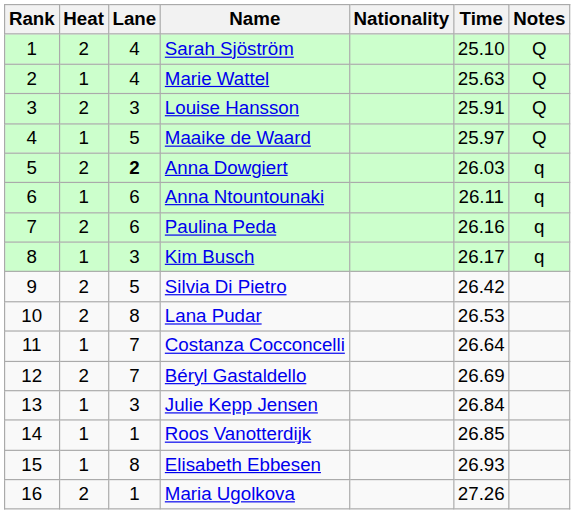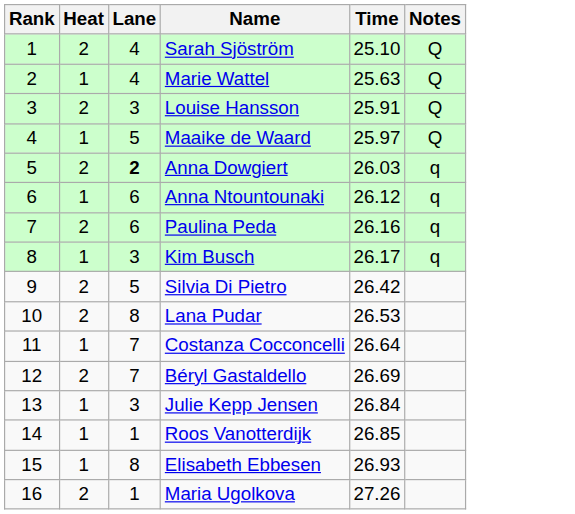- column: (401, 19)
(481, 197) 26.11 -> (377, 197) 26.12
